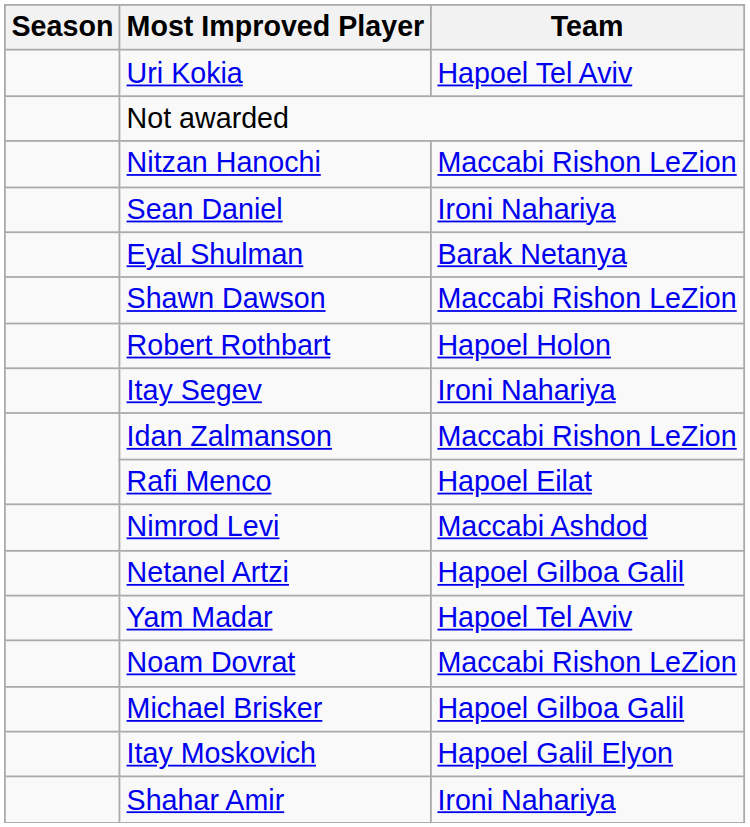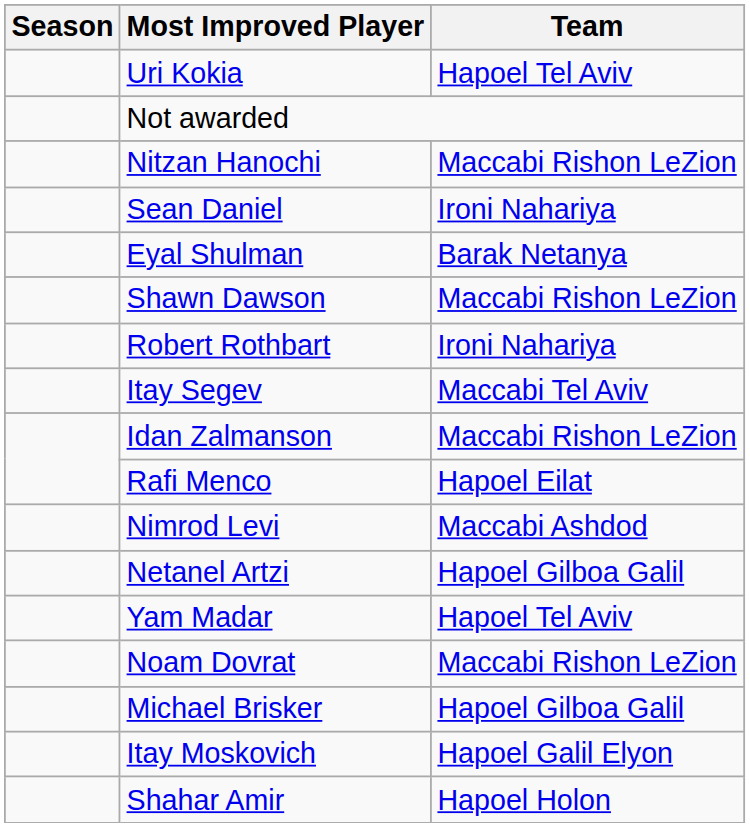(524, 345) Hapoel Holon -> (527, 345) Ironi Nahariya
(527, 390) Ironi Nahariya -> (543, 390) Maccabi Tel Aviv
(527, 799) Ironi Nahariya -> (524, 799) Hapoel Holon
